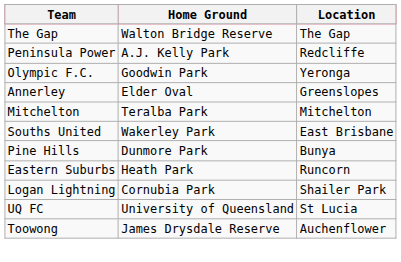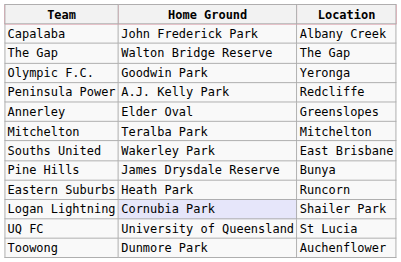+ row: (36, 34)
rows swapped: (62, 53) <-> (51, 73)
(164, 151) Dunmore Park -> (200, 170) James Drysdale Reserve
(168, 190) no background -> (168, 209) lavender background
(200, 229) James Drysdale Reserve -> (164, 248) Dunmore Park
